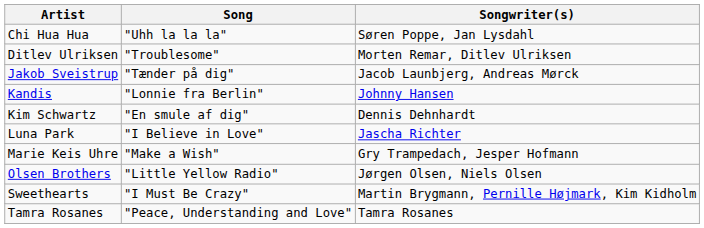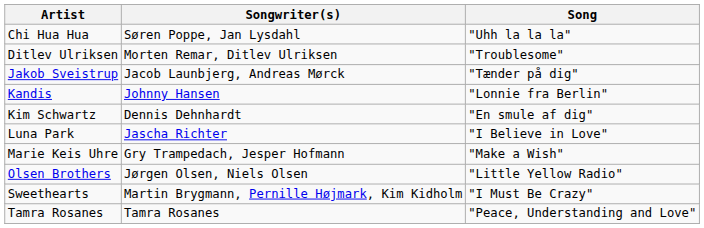columns swapped: (238, 14) <-> (527, 14)
